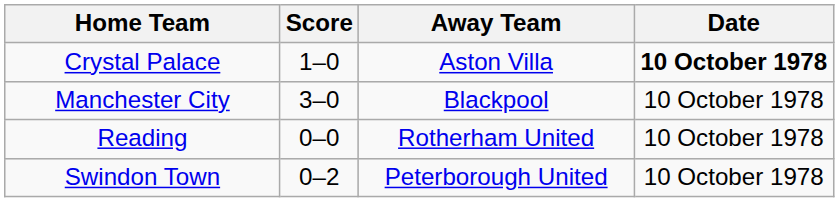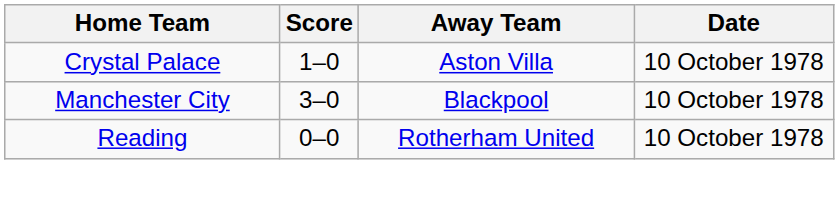(734, 61) bold -> (734, 61) normal
- row: (142, 176)
